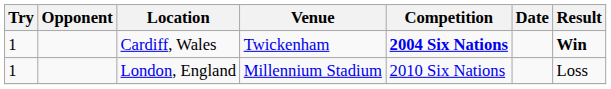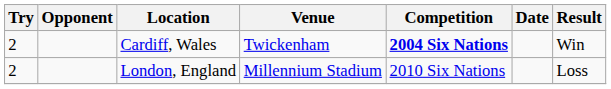(13, 44) 1 -> (13, 44) 2
(572, 44) bold -> (571, 44) normal
(13, 70) 1 -> (13, 70) 2
